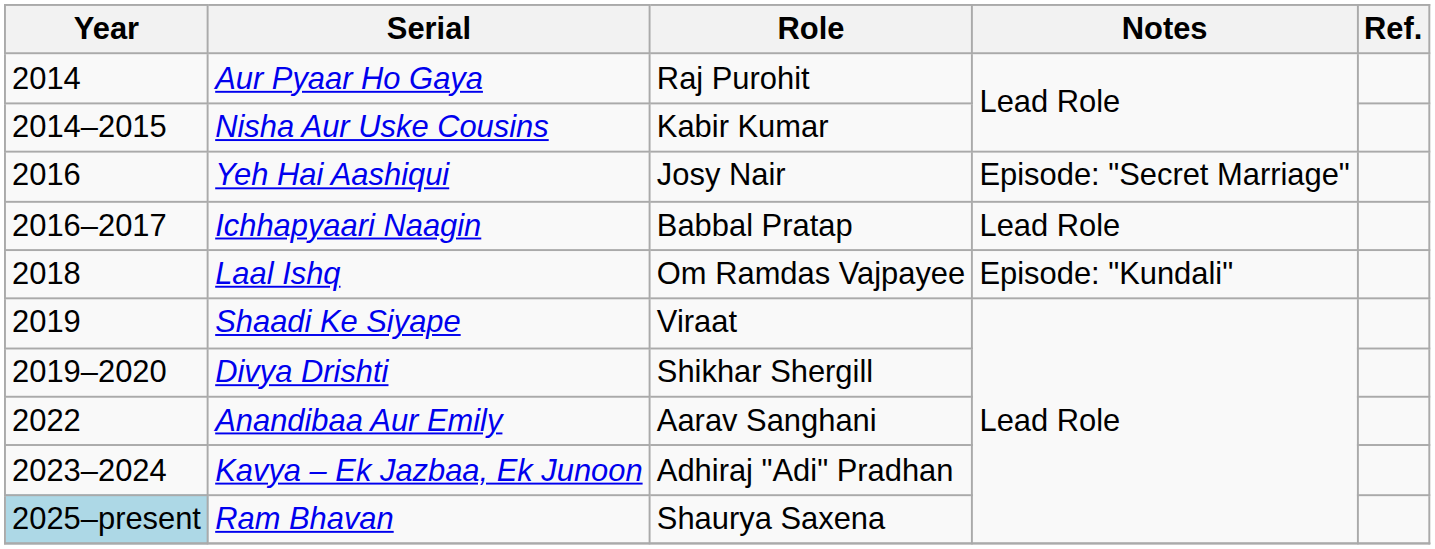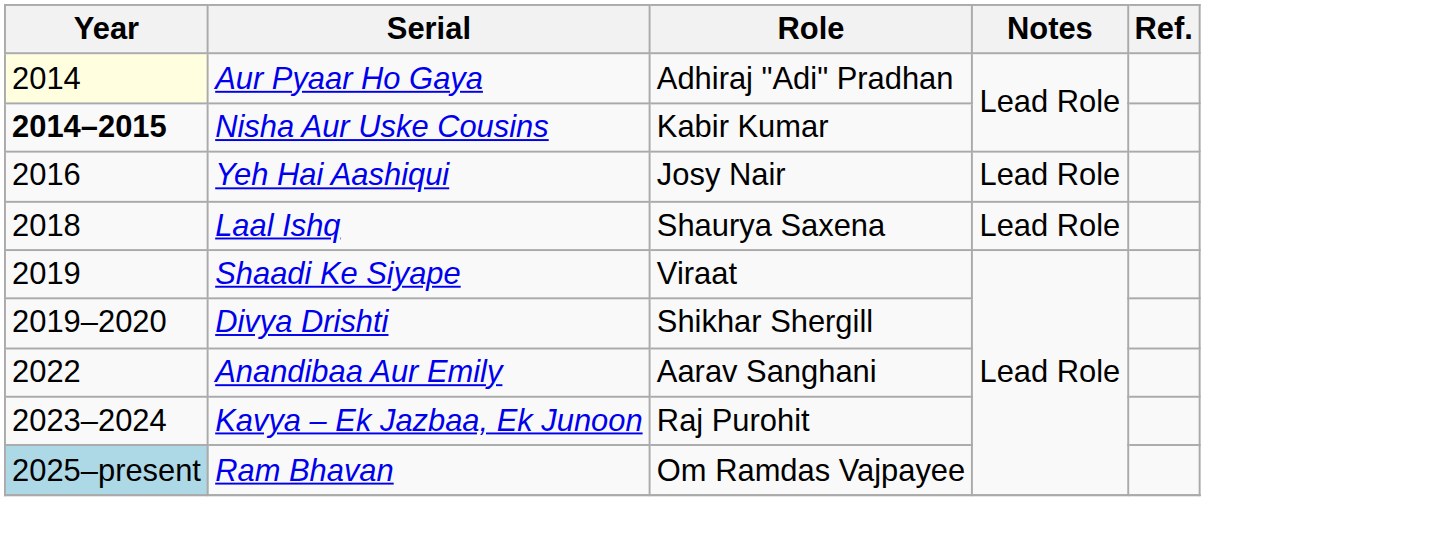(46, 77) no background -> (46, 77) lightyellow background
(733, 77) Raj Purohit -> (805, 77) Adhiraj "Adi" Pradhan
(89, 126) normal -> (89, 126) bold
(1165, 175) Episode: "Secret Marriage" -> (1050, 175) Lead Role
- row: (348, 224)
(811, 273) Om Ramdas Vajpayee -> (771, 224) Shaurya Saxena
(1106, 273) Episode: "Kundali" -> (1050, 224) Lead Role
(805, 469) Adhiraj "Adi" Pradhan -> (733, 420) Raj Purohit
(771, 518) Shaurya Saxena -> (811, 469) Om Ramdas Vajpayee
